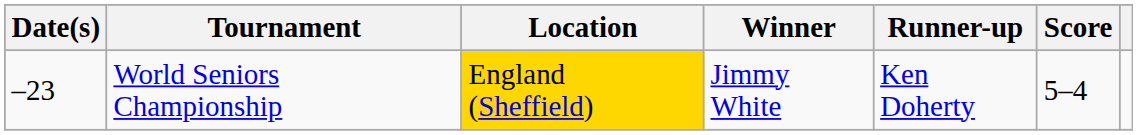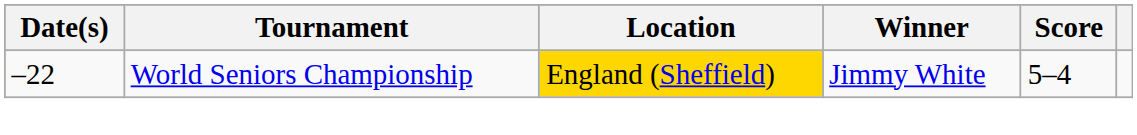- column: (955, 27)
(33, 89) –23 -> (33, 73) –22
